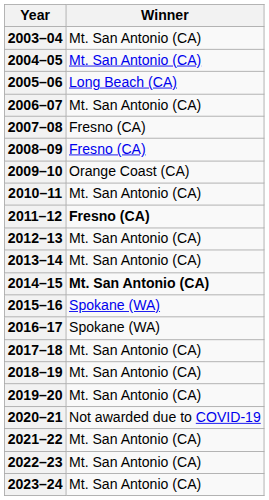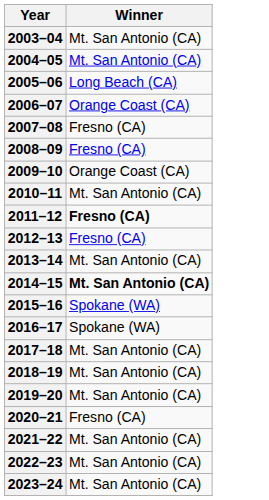(135, 104) Mt. San Antonio (CA) -> (129, 104) Orange Coast (CA)
(135, 238) Mt. San Antonio (CA) -> (107, 238) Fresno (CA)
(165, 417) Not awarded due to COVID-19 -> (107, 417) Fresno (CA)
